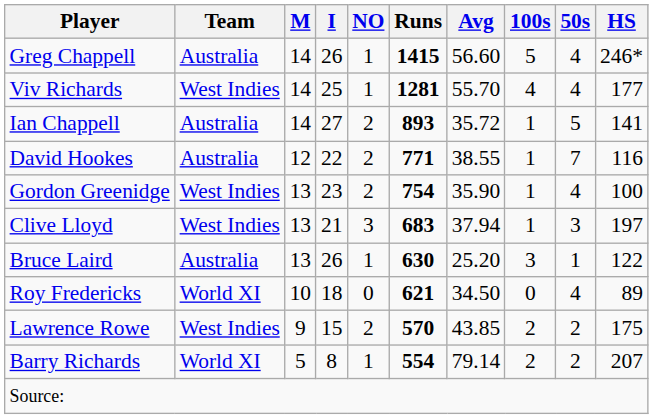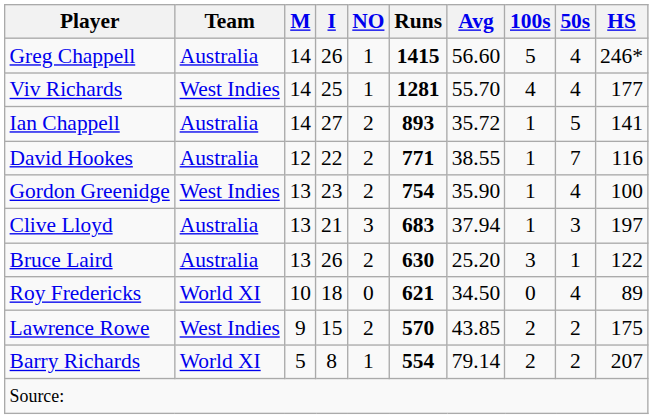(230, 225) West Indies -> (219, 225) Australia
(368, 259) 1 -> (368, 259) 2
